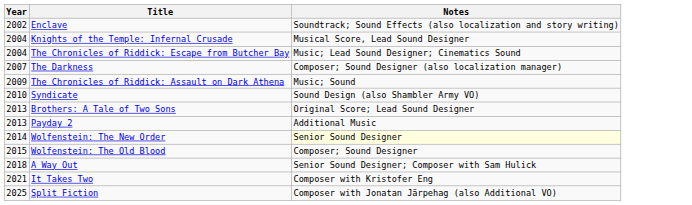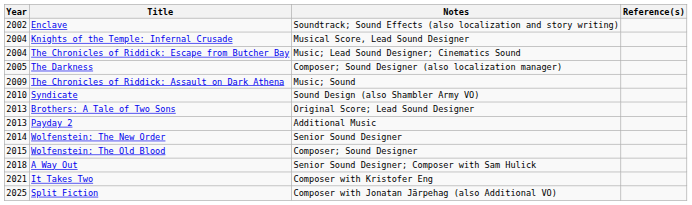+ column: (654, 11)
(17, 67) 2007 -> (17, 67) 2005
(348, 137) lightyellow background -> (348, 137) no background
